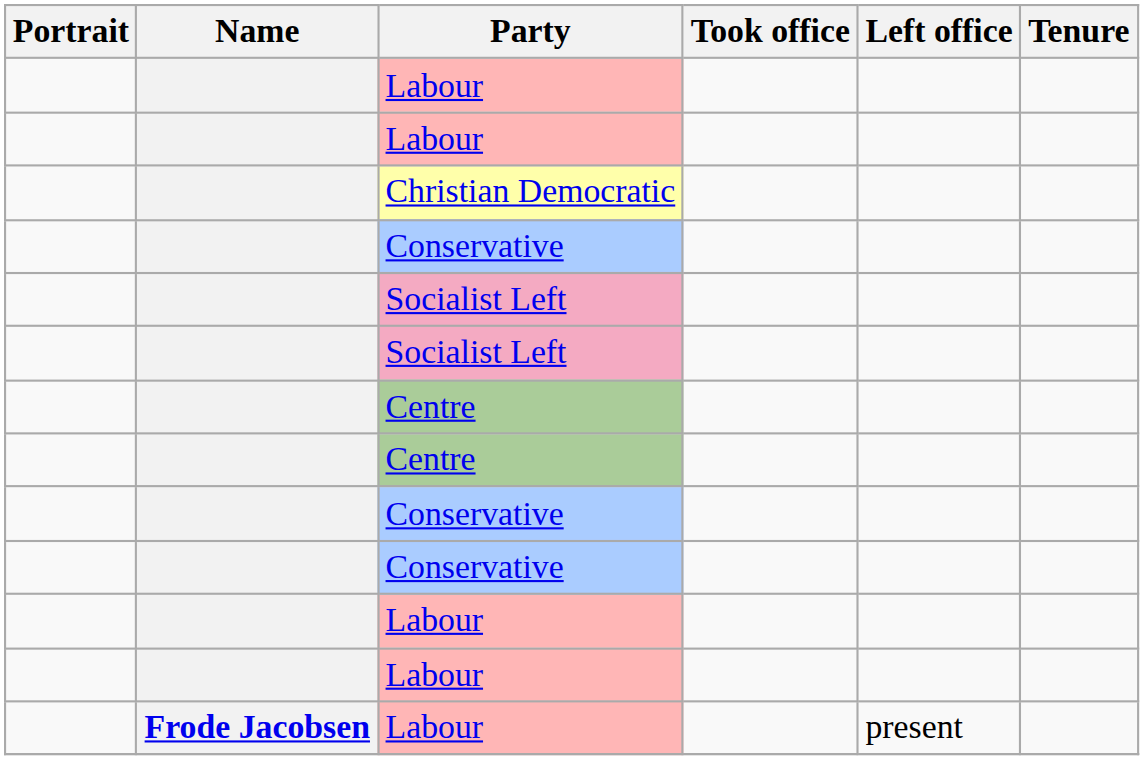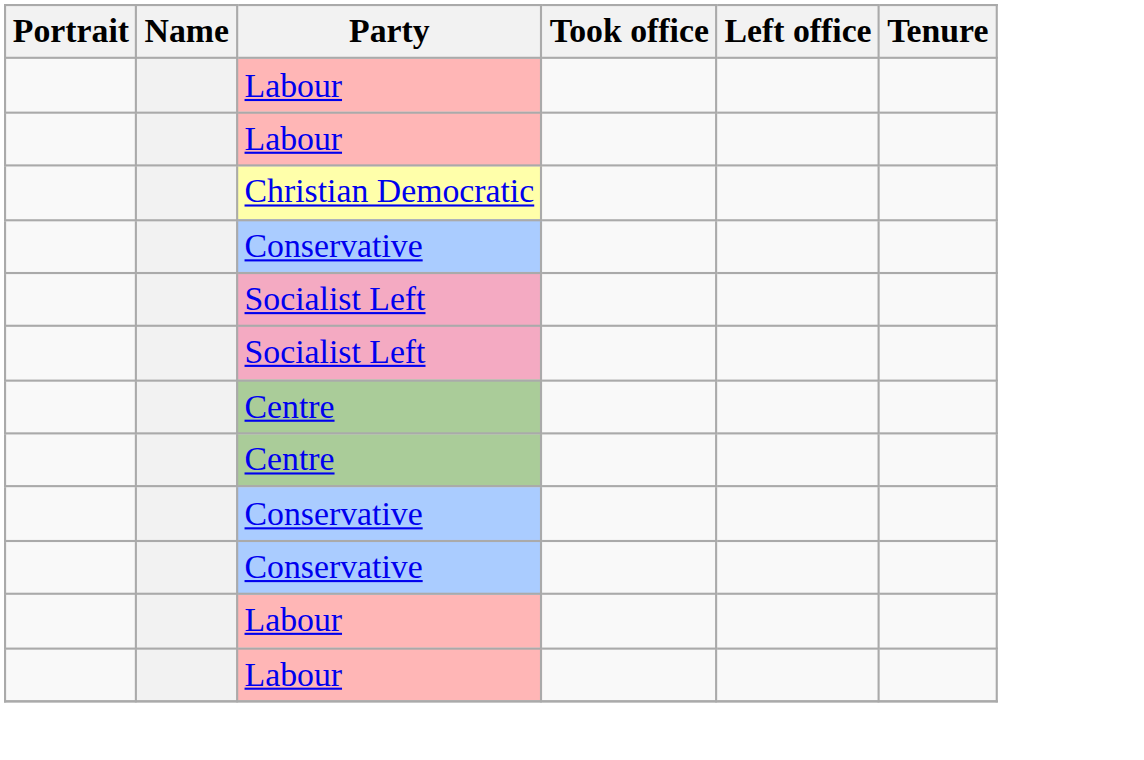- row: (257, 727)
